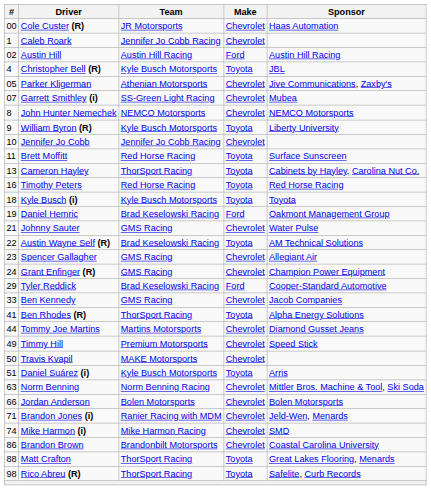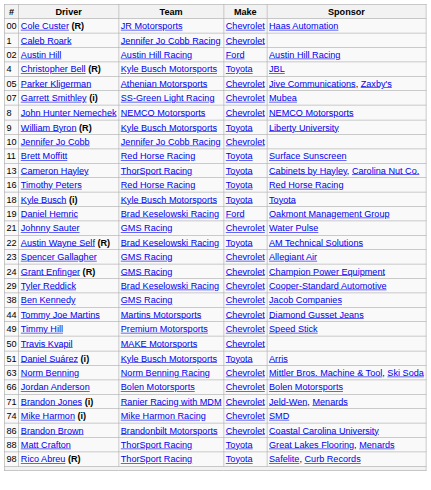(235, 286) Ford -> (245, 286) Chevrolet
(11, 300) 33 -> (11, 300) 38
- row: (53, 315)
